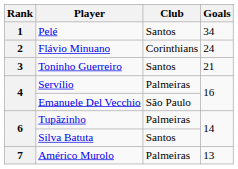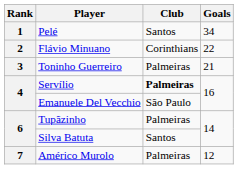(209, 48) 24 -> (209, 48) 22
(161, 66) Santos -> (168, 66) Palmeiras
(168, 84) normal -> (170, 84) bold
(209, 155) 13 -> (209, 155) 12
